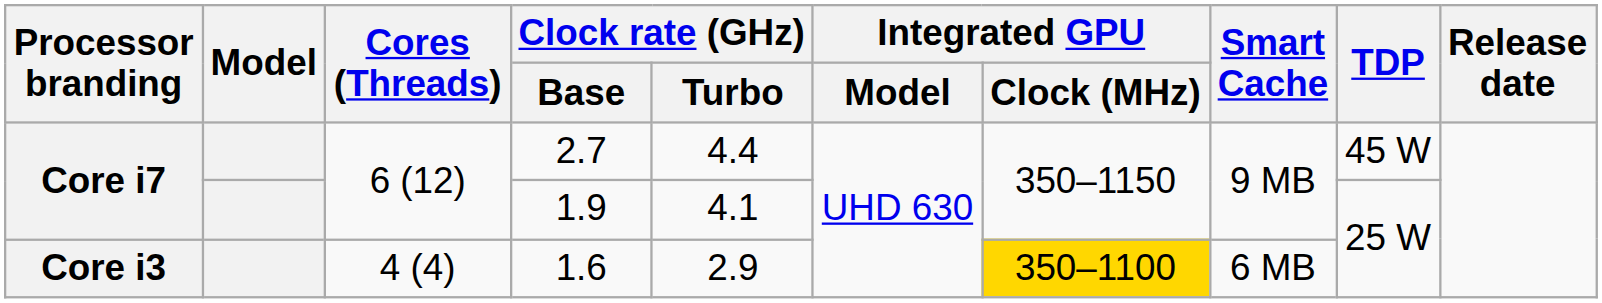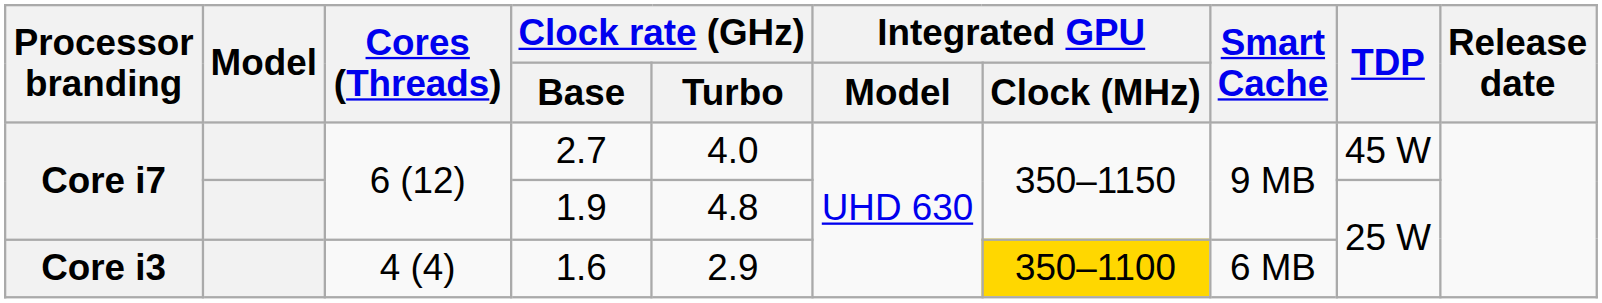(733, 150) 4.4 -> (733, 150) 4.0
(733, 208) 4.1 -> (733, 208) 4.8
